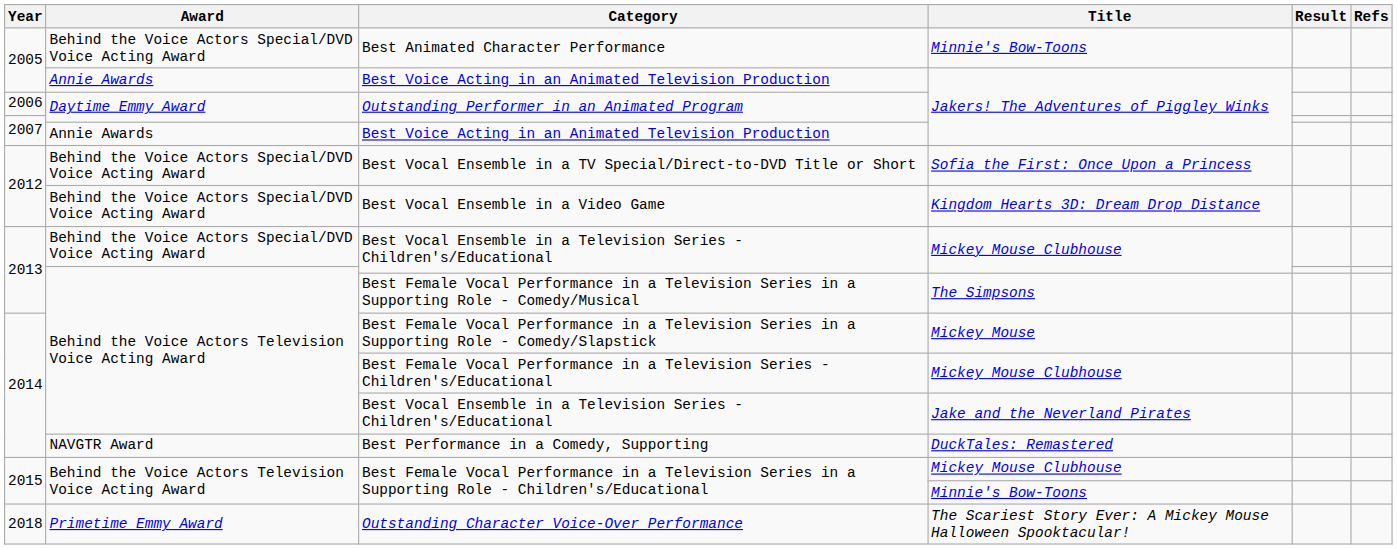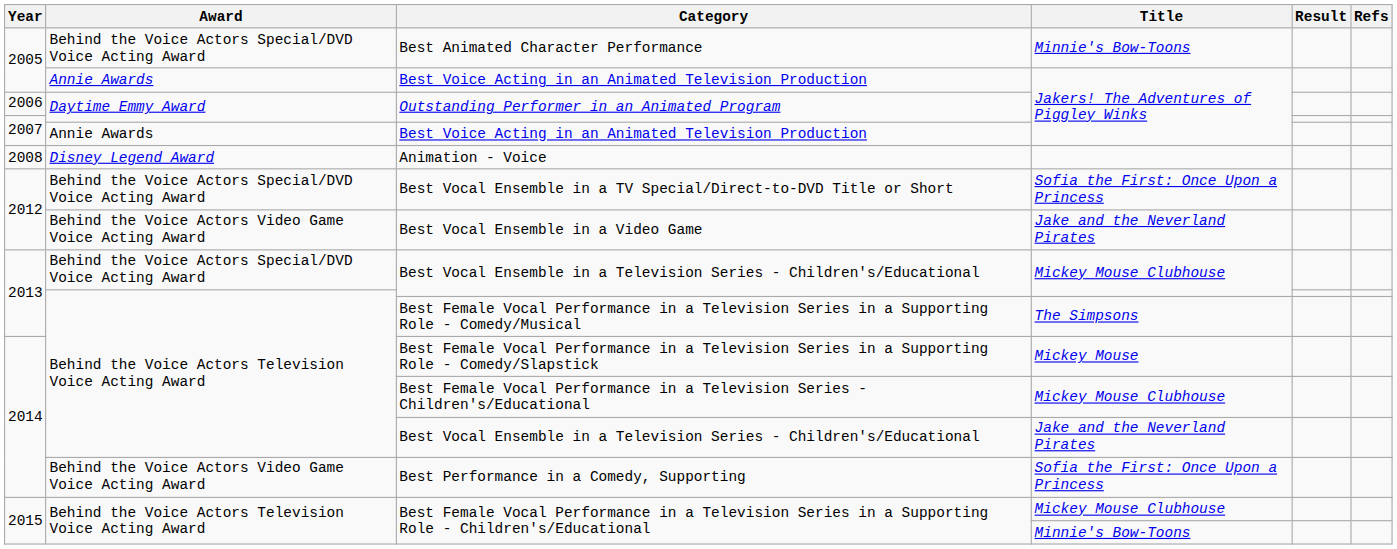+ row: (25, 157)
(201, 206) Behind the Voice Actors Special/DVD Voice Acting Award -> (197, 229) Behind the Voice Actors Video Game Voice Acting Award
(1096, 206) Kingdom Hearts 3D: Dream Drop Distance -> (1130, 229) Jake and the Neverland Pirates
(101, 445) NAVGTR Award -> (197, 477) Behind the Voice Actors Video Game Voice Acting Award
(1022, 445) DuckTales: Remastered -> (1156, 477) Sofia the First: Once Upon a Princess
- row: (25, 524)
